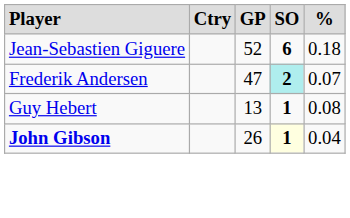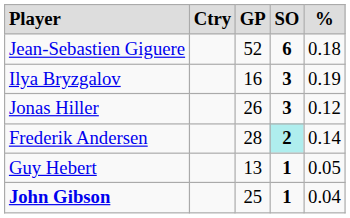+ row: (65, 78)
+ row: (54, 108)
(253, 78) 47 -> (253, 138) 28
(324, 78) 0.07 -> (324, 138) 0.14
(324, 108) 0.08 -> (324, 167) 0.05
(253, 138) 26 -> (253, 197) 25
(287, 138) lightyellow background -> (287, 197) no background
